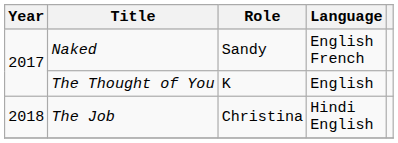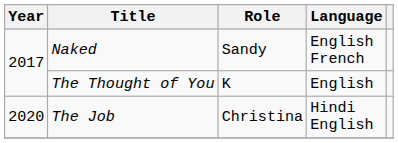(26, 117) 2018 -> (26, 117) 2020
